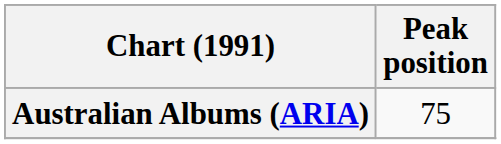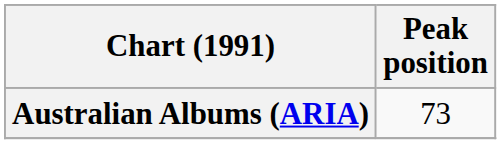(436, 112) 75 -> (436, 112) 73
